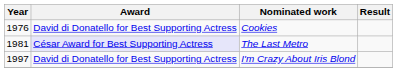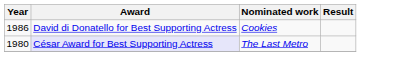(18, 28) 1976 -> (18, 28) 1986
(18, 43) 1981 -> (18, 43) 1980
- row: (298, 59)
